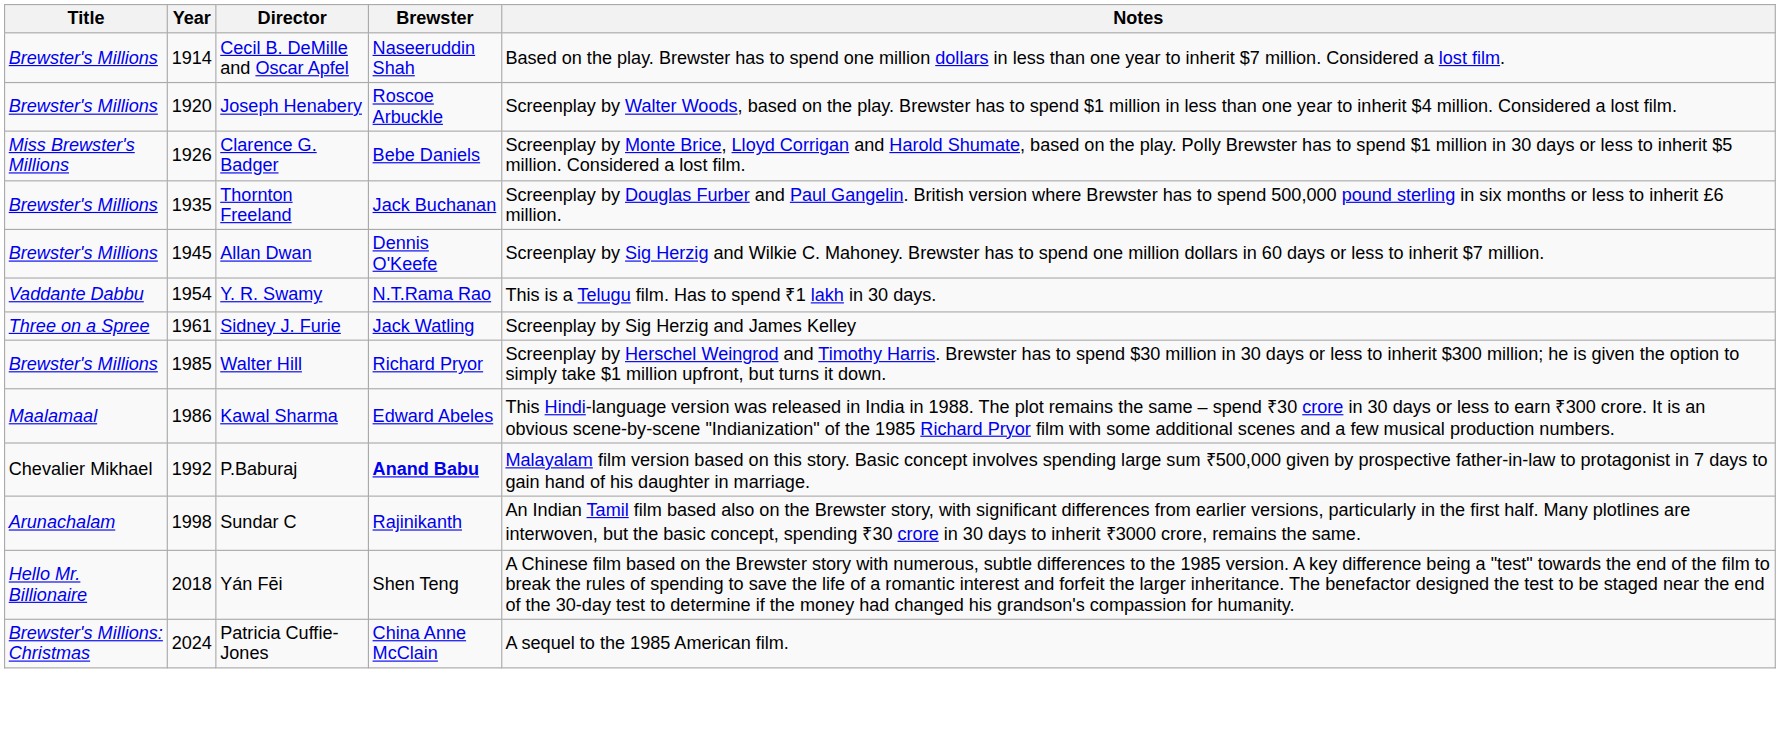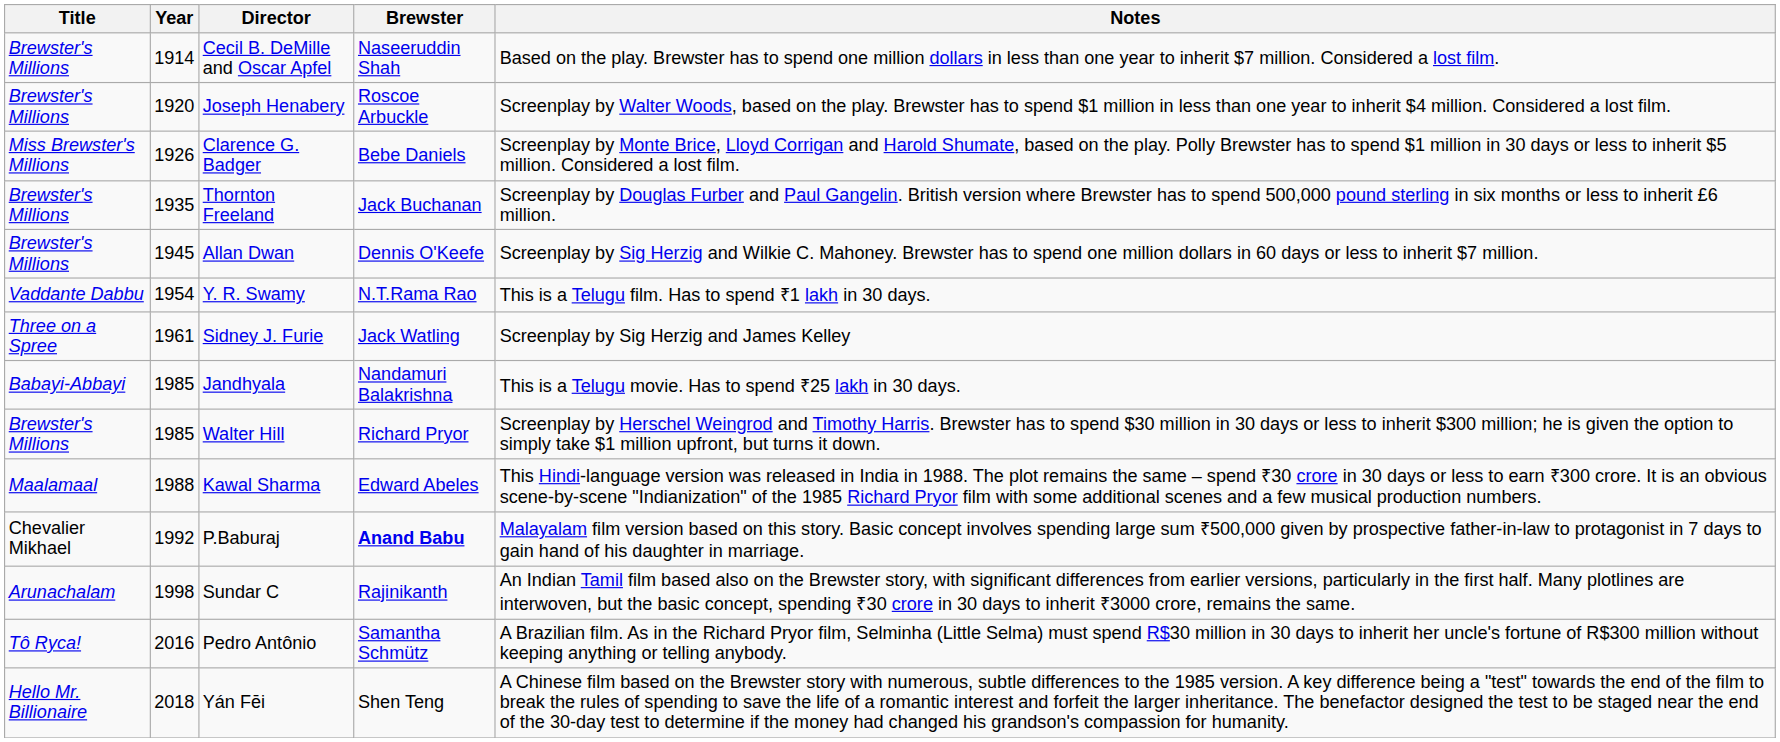+ row: (244, 384)
(192, 415) 1986 -> (174, 485) 1988
+ row: (260, 643)
- row: (279, 643)
